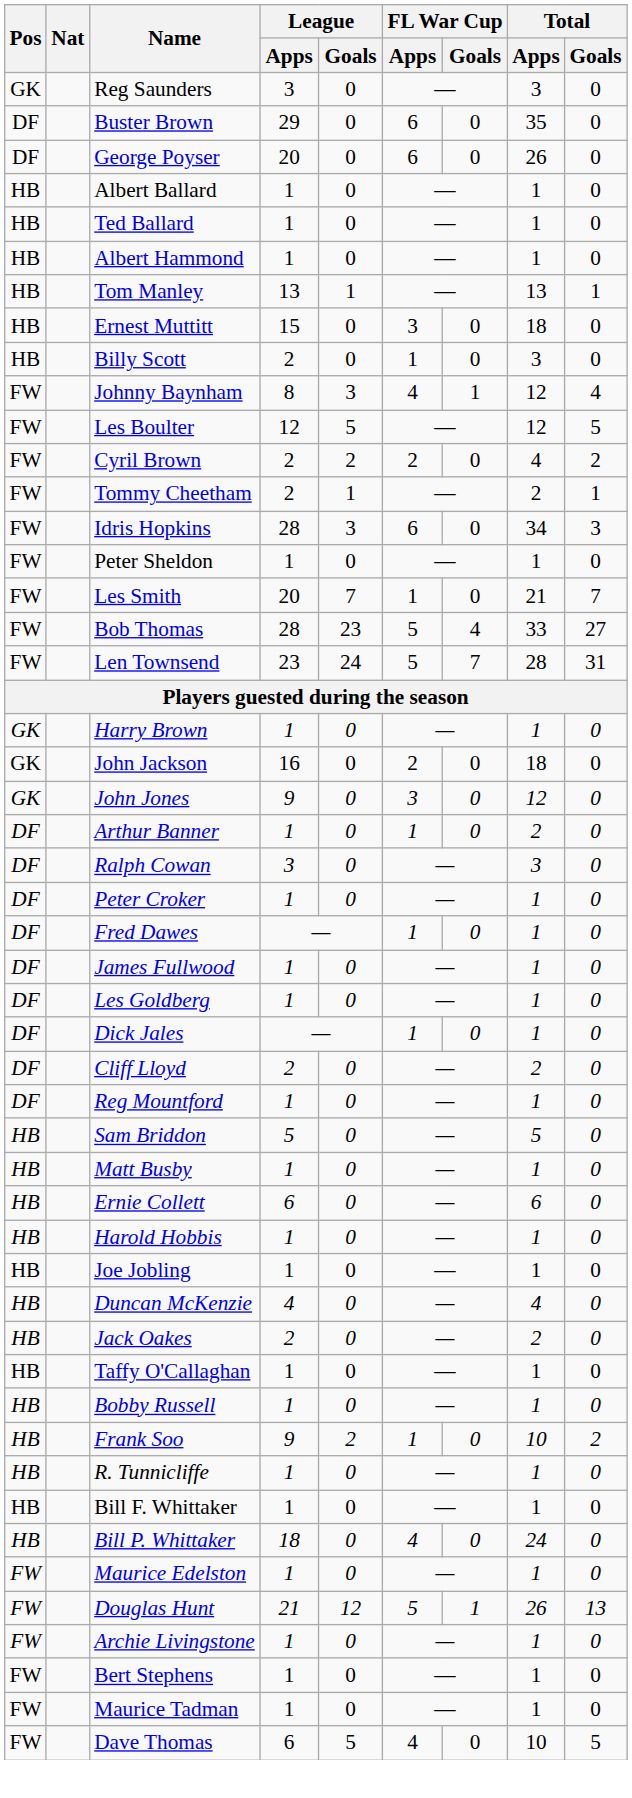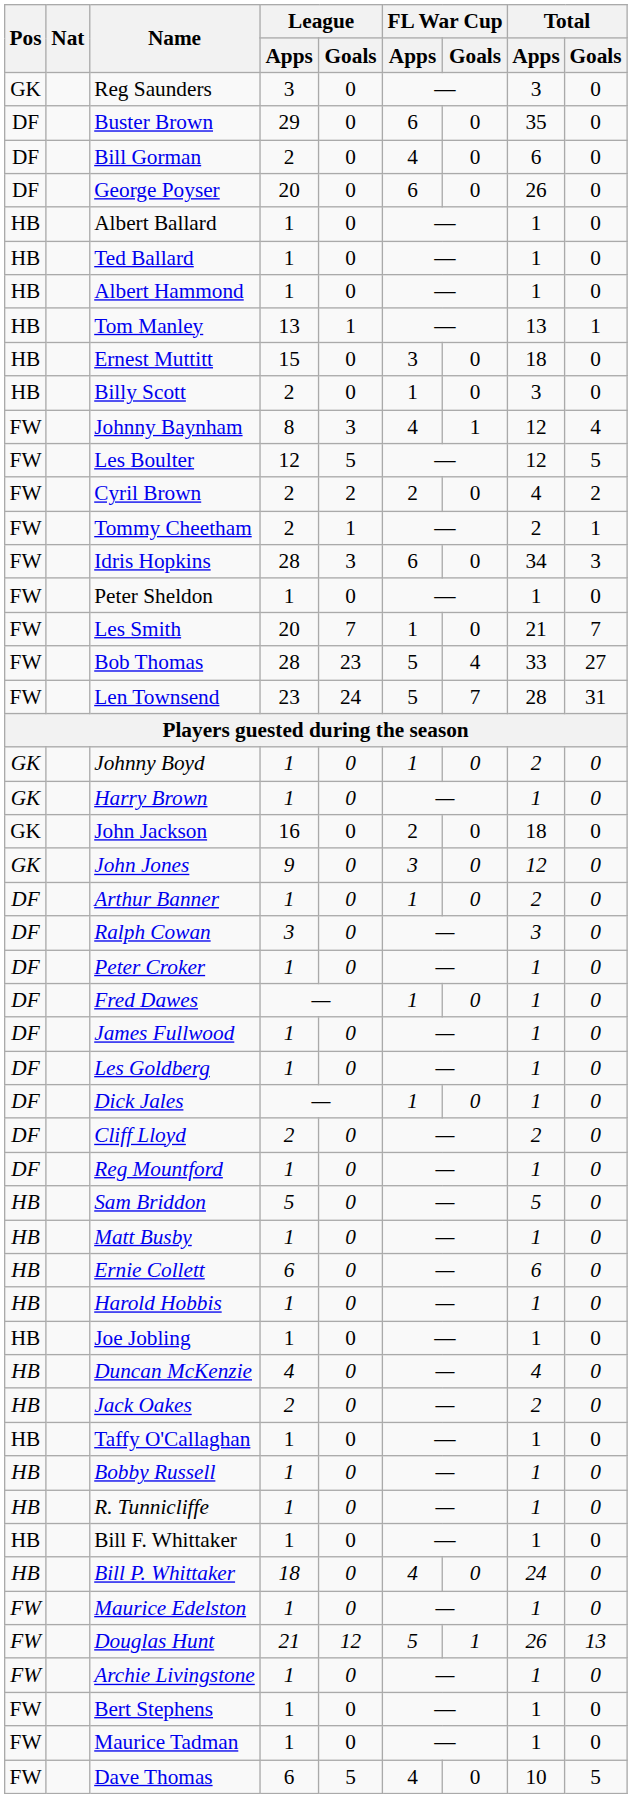+ row: (148, 156)
+ row: (149, 763)
- row: (139, 1438)
